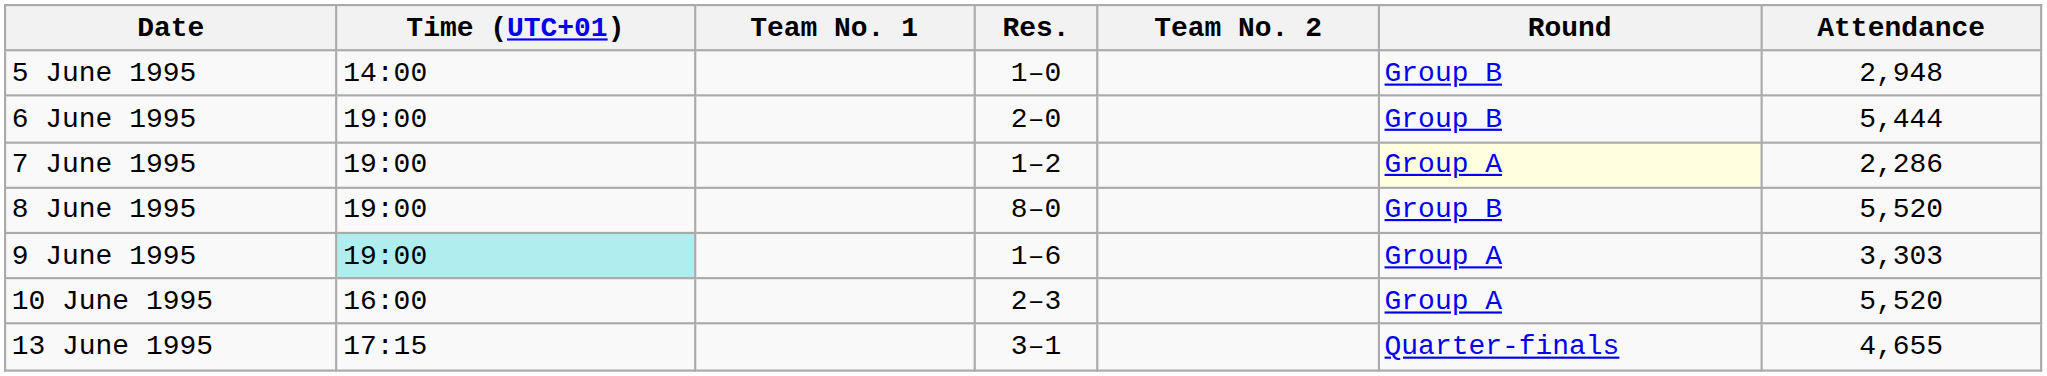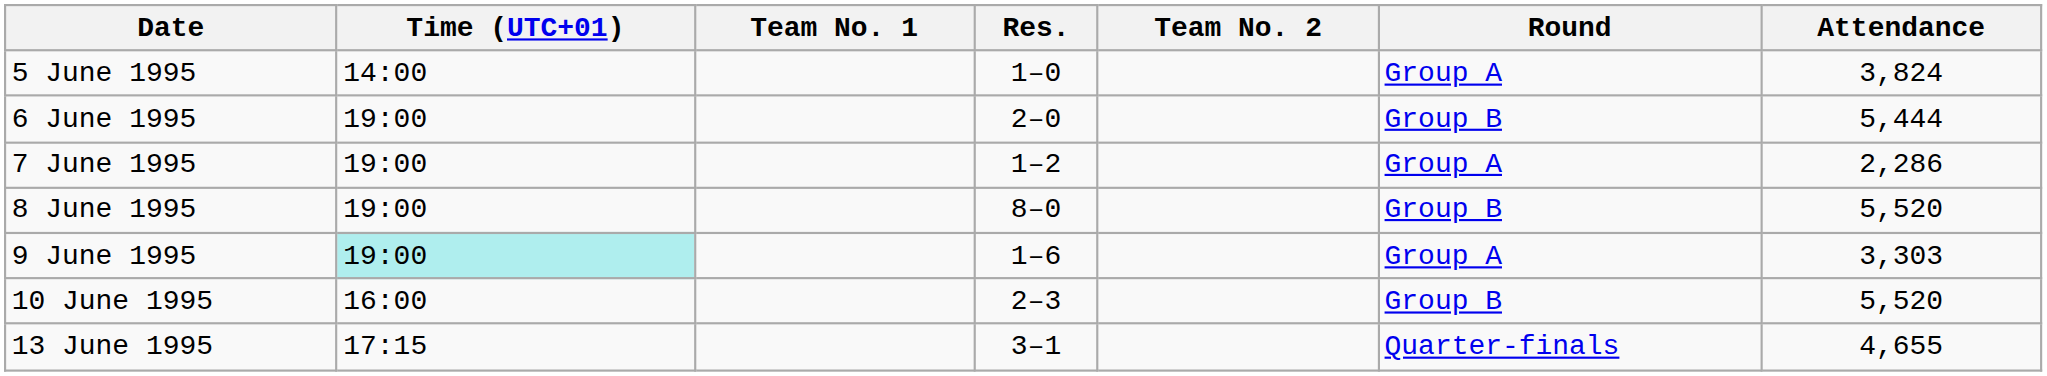(1443, 73) Group B -> (1443, 73) Group A
(1901, 73) 2,948 -> (1901, 73) 3,824
(1443, 165) lightyellow background -> (1443, 165) no background
(1443, 301) Group A -> (1443, 301) Group B
